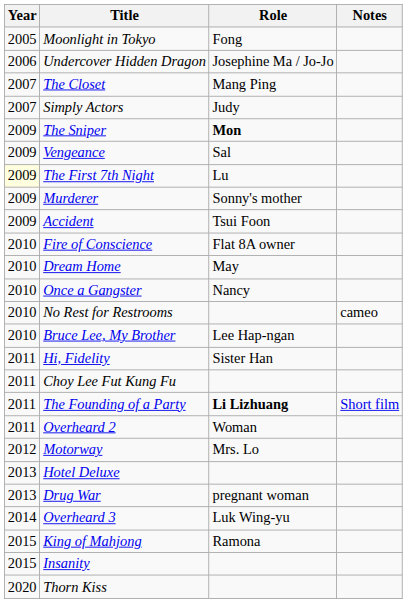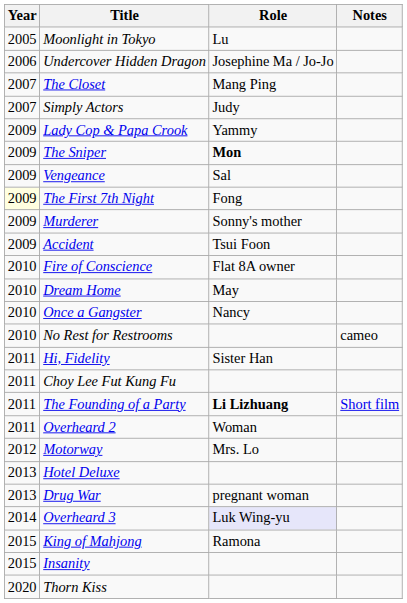(227, 38) Fong -> (220, 38) Lu
+ row: (115, 130)
(220, 175) Lu -> (227, 198) Fong
- row: (109, 335)
(251, 518) no background -> (251, 518) lavender background
